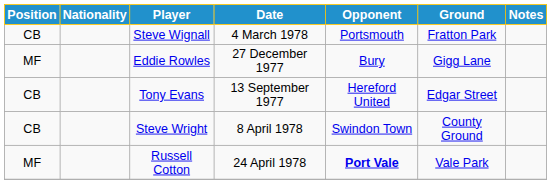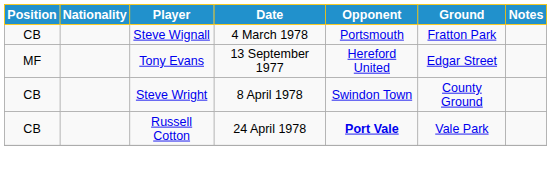- row: (172, 61)
(32, 95) CB -> (32, 61) MF
(32, 162) MF -> (32, 129) CB
